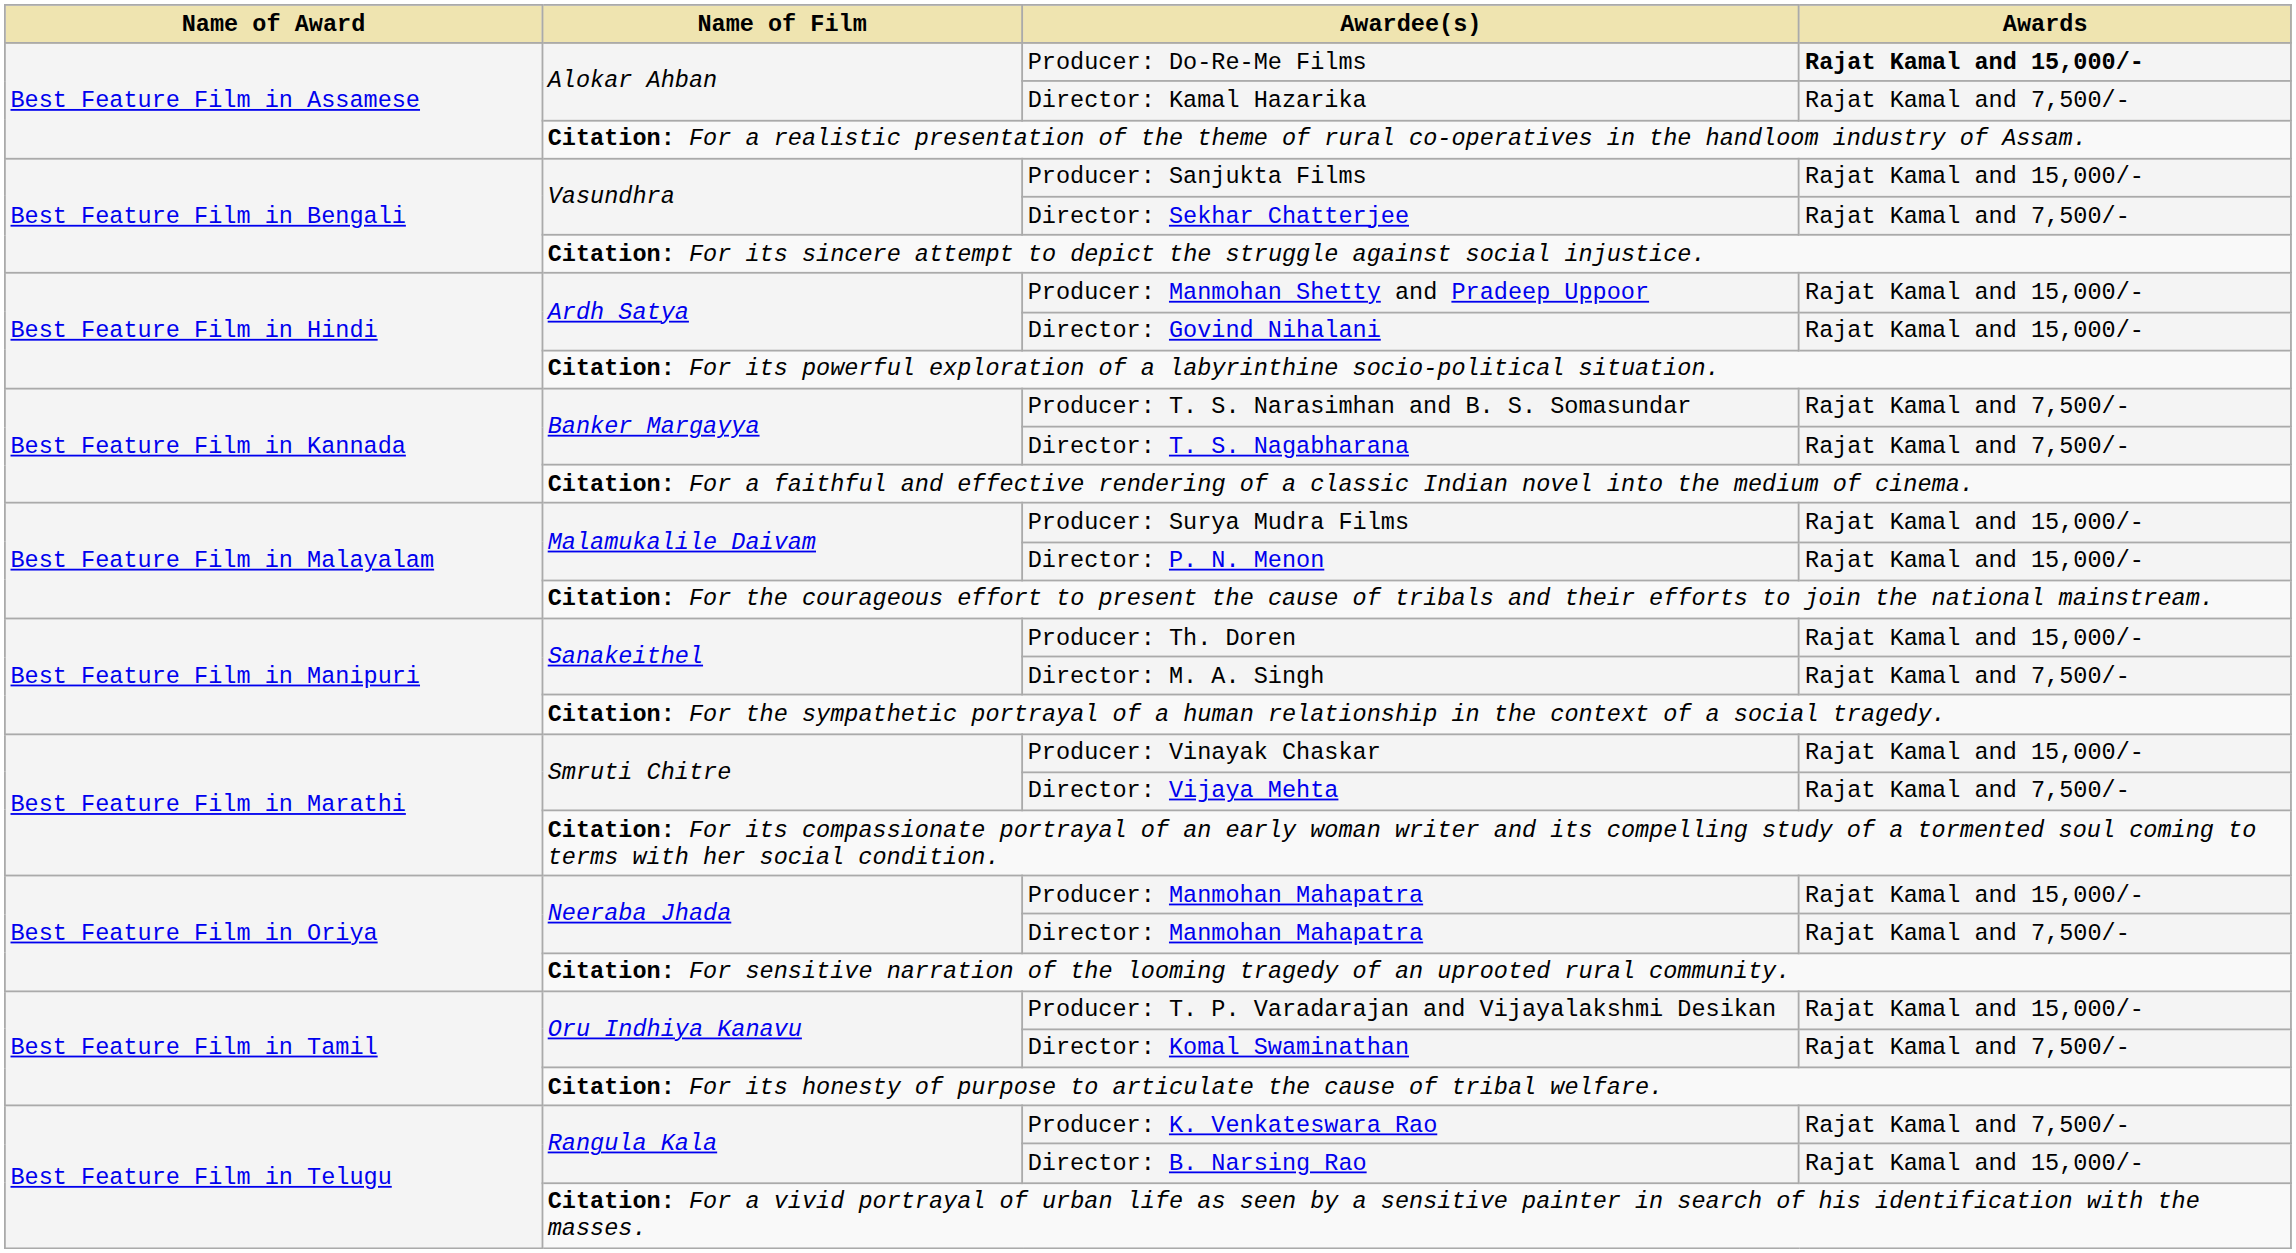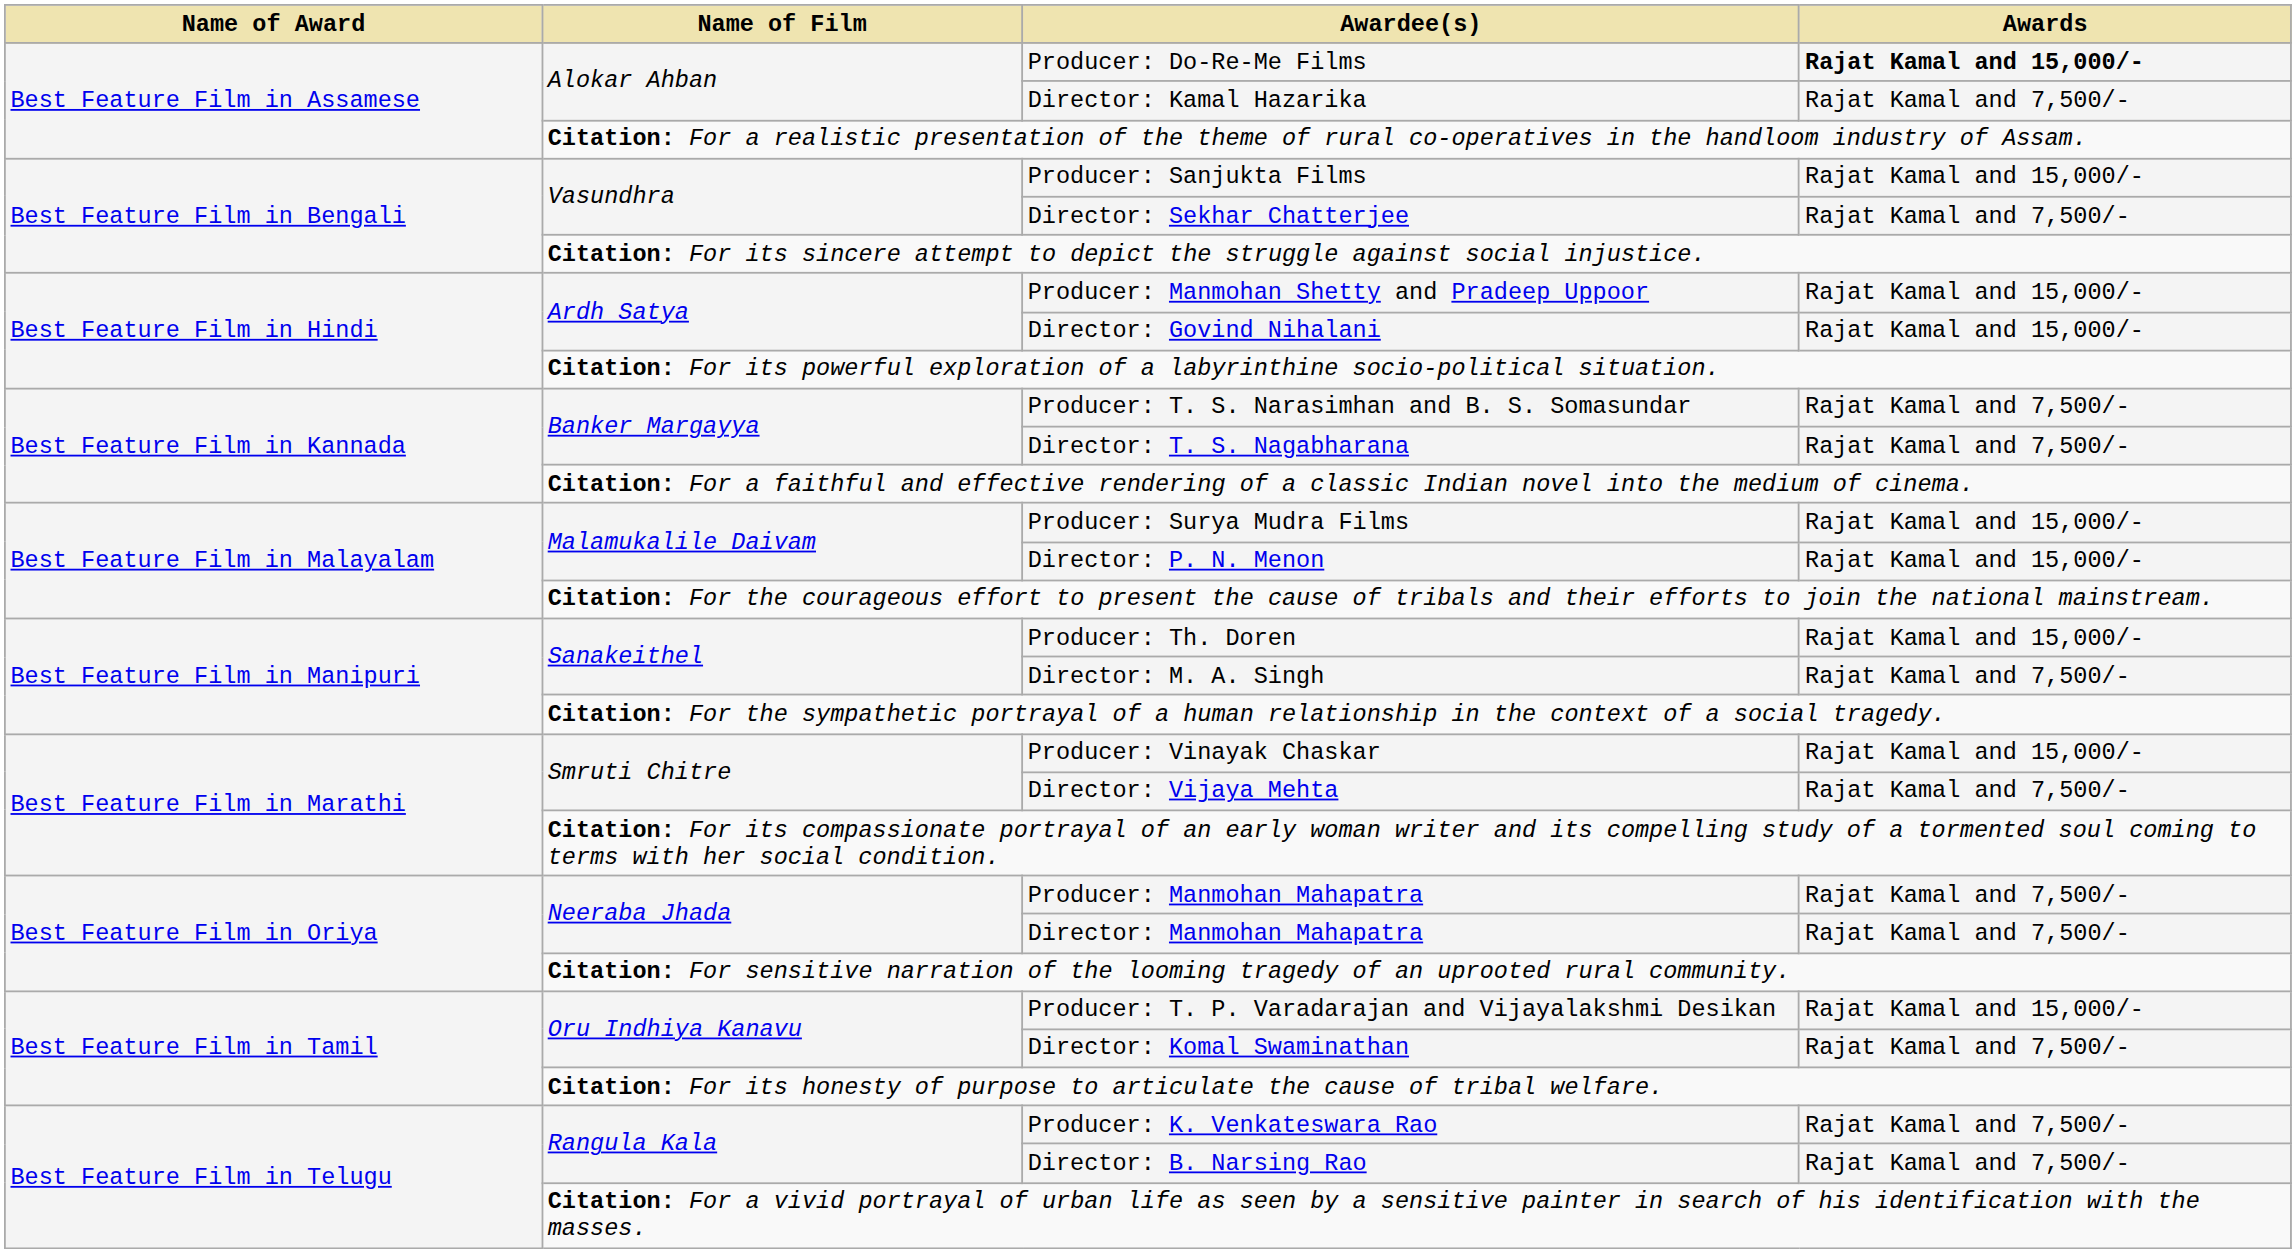(1974, 895) Rajat Kamal and 15,000/- -> (1967, 895) Rajat Kamal and 7,500/-
(1974, 1163) Rajat Kamal and 15,000/- -> (1967, 1163) Rajat Kamal and 7,500/-
